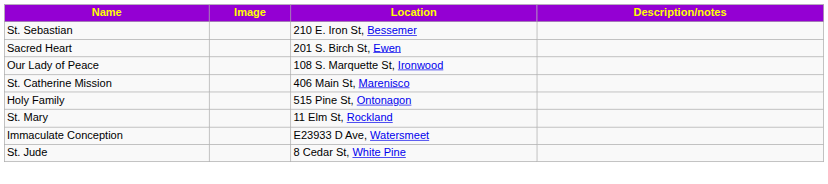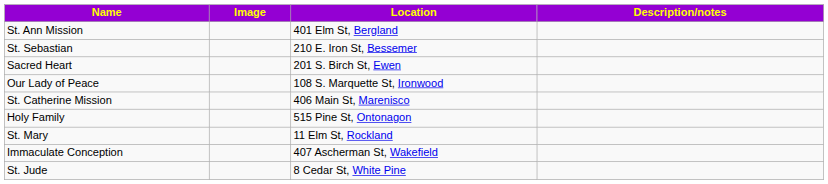+ row: (346, 30)
+ row: (366, 153)
- row: (361, 135)
